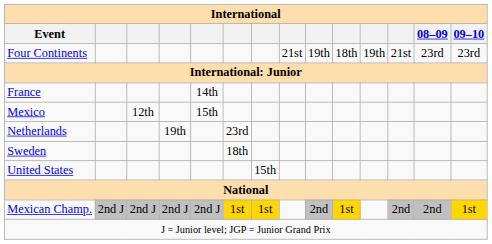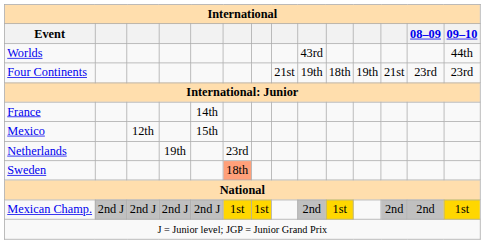+ row: (25, 53)
(237, 151) no background -> (237, 170) lightsalmon background
- row: (40, 170)
